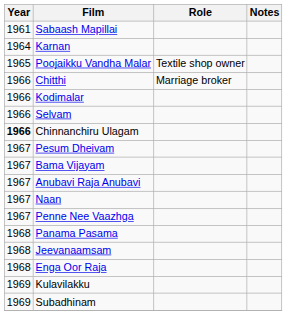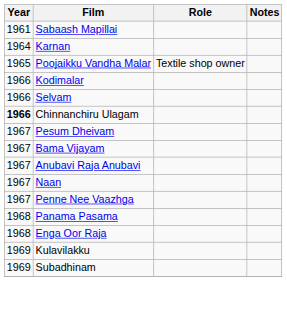- row: (51, 81)
- row: (73, 251)
